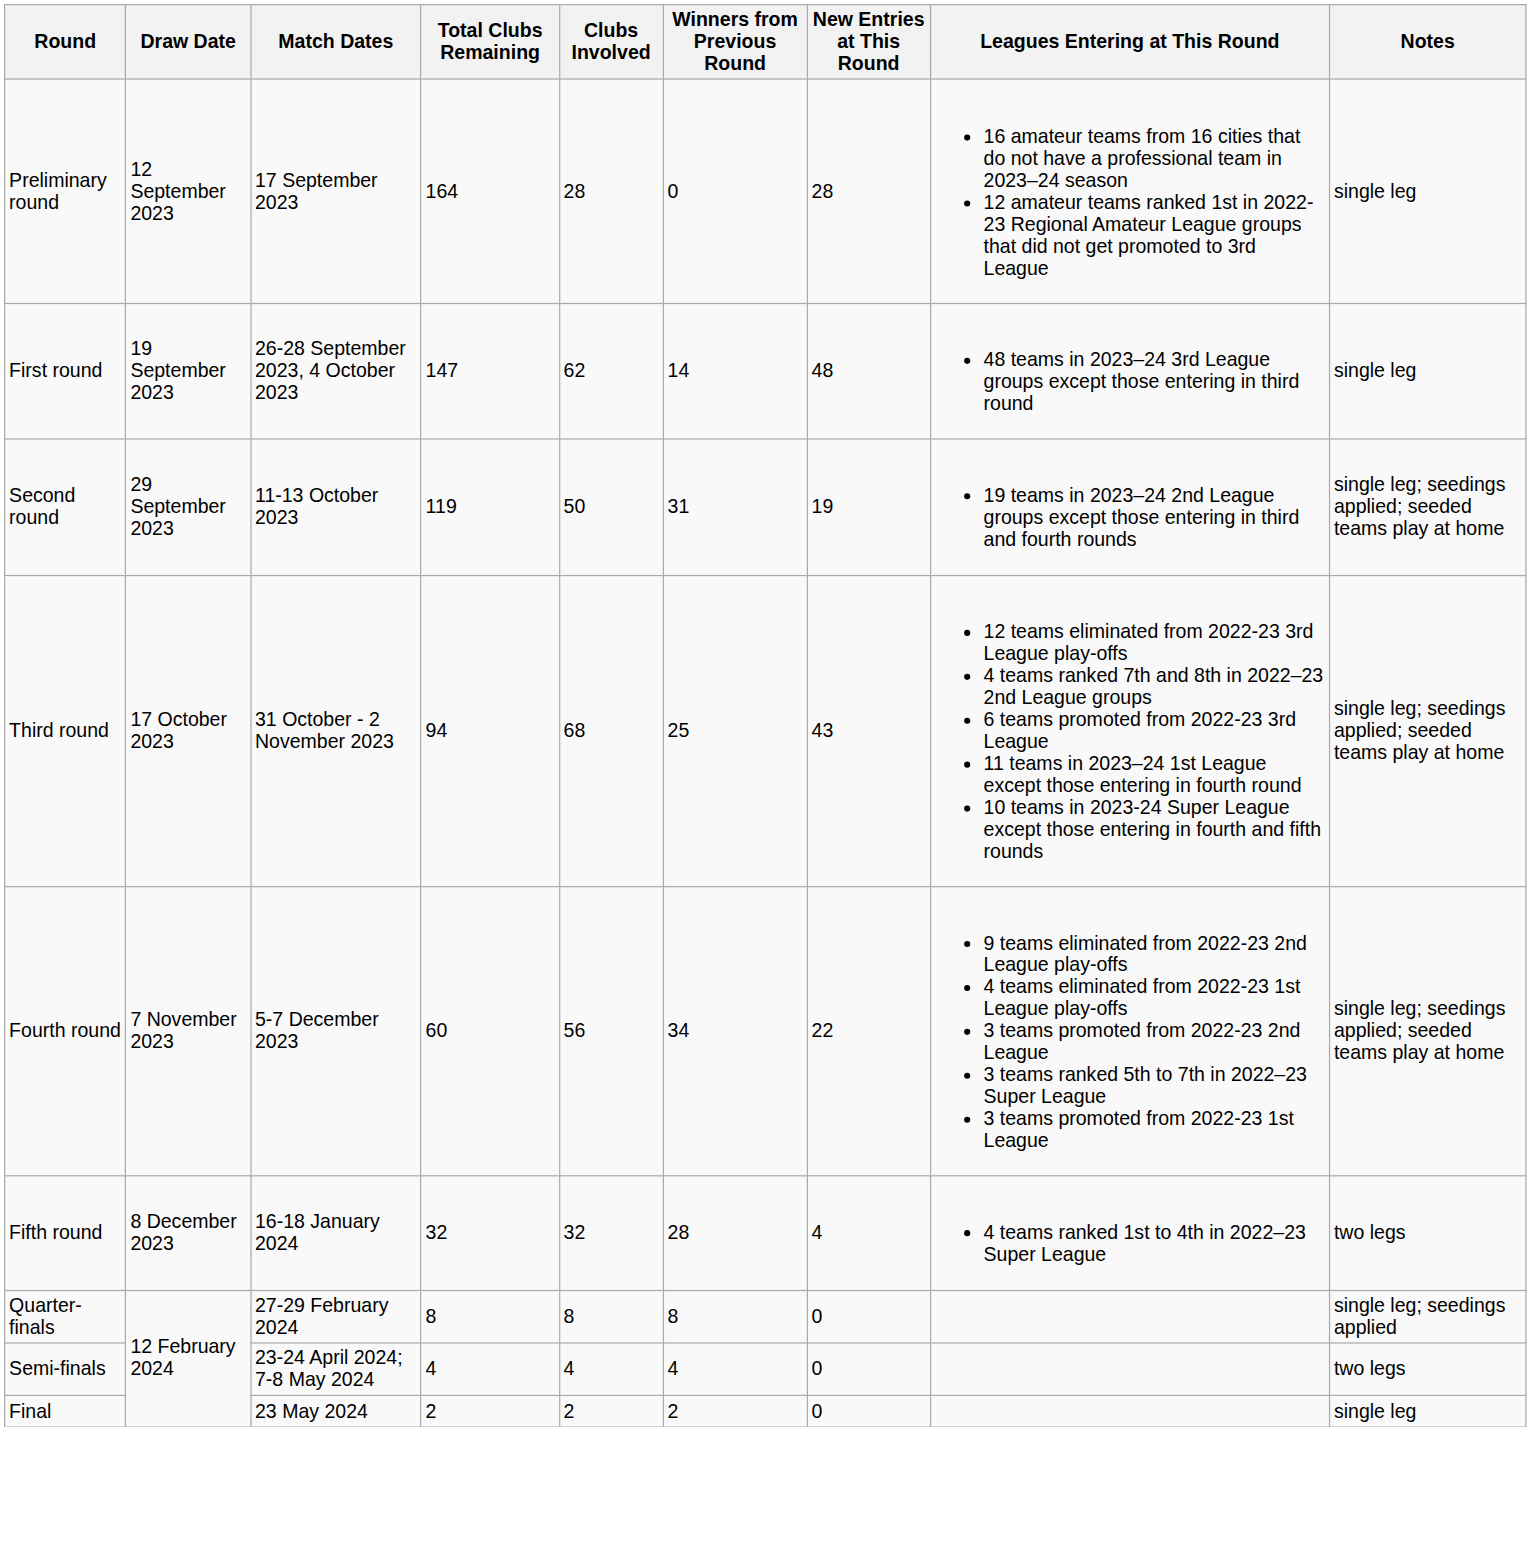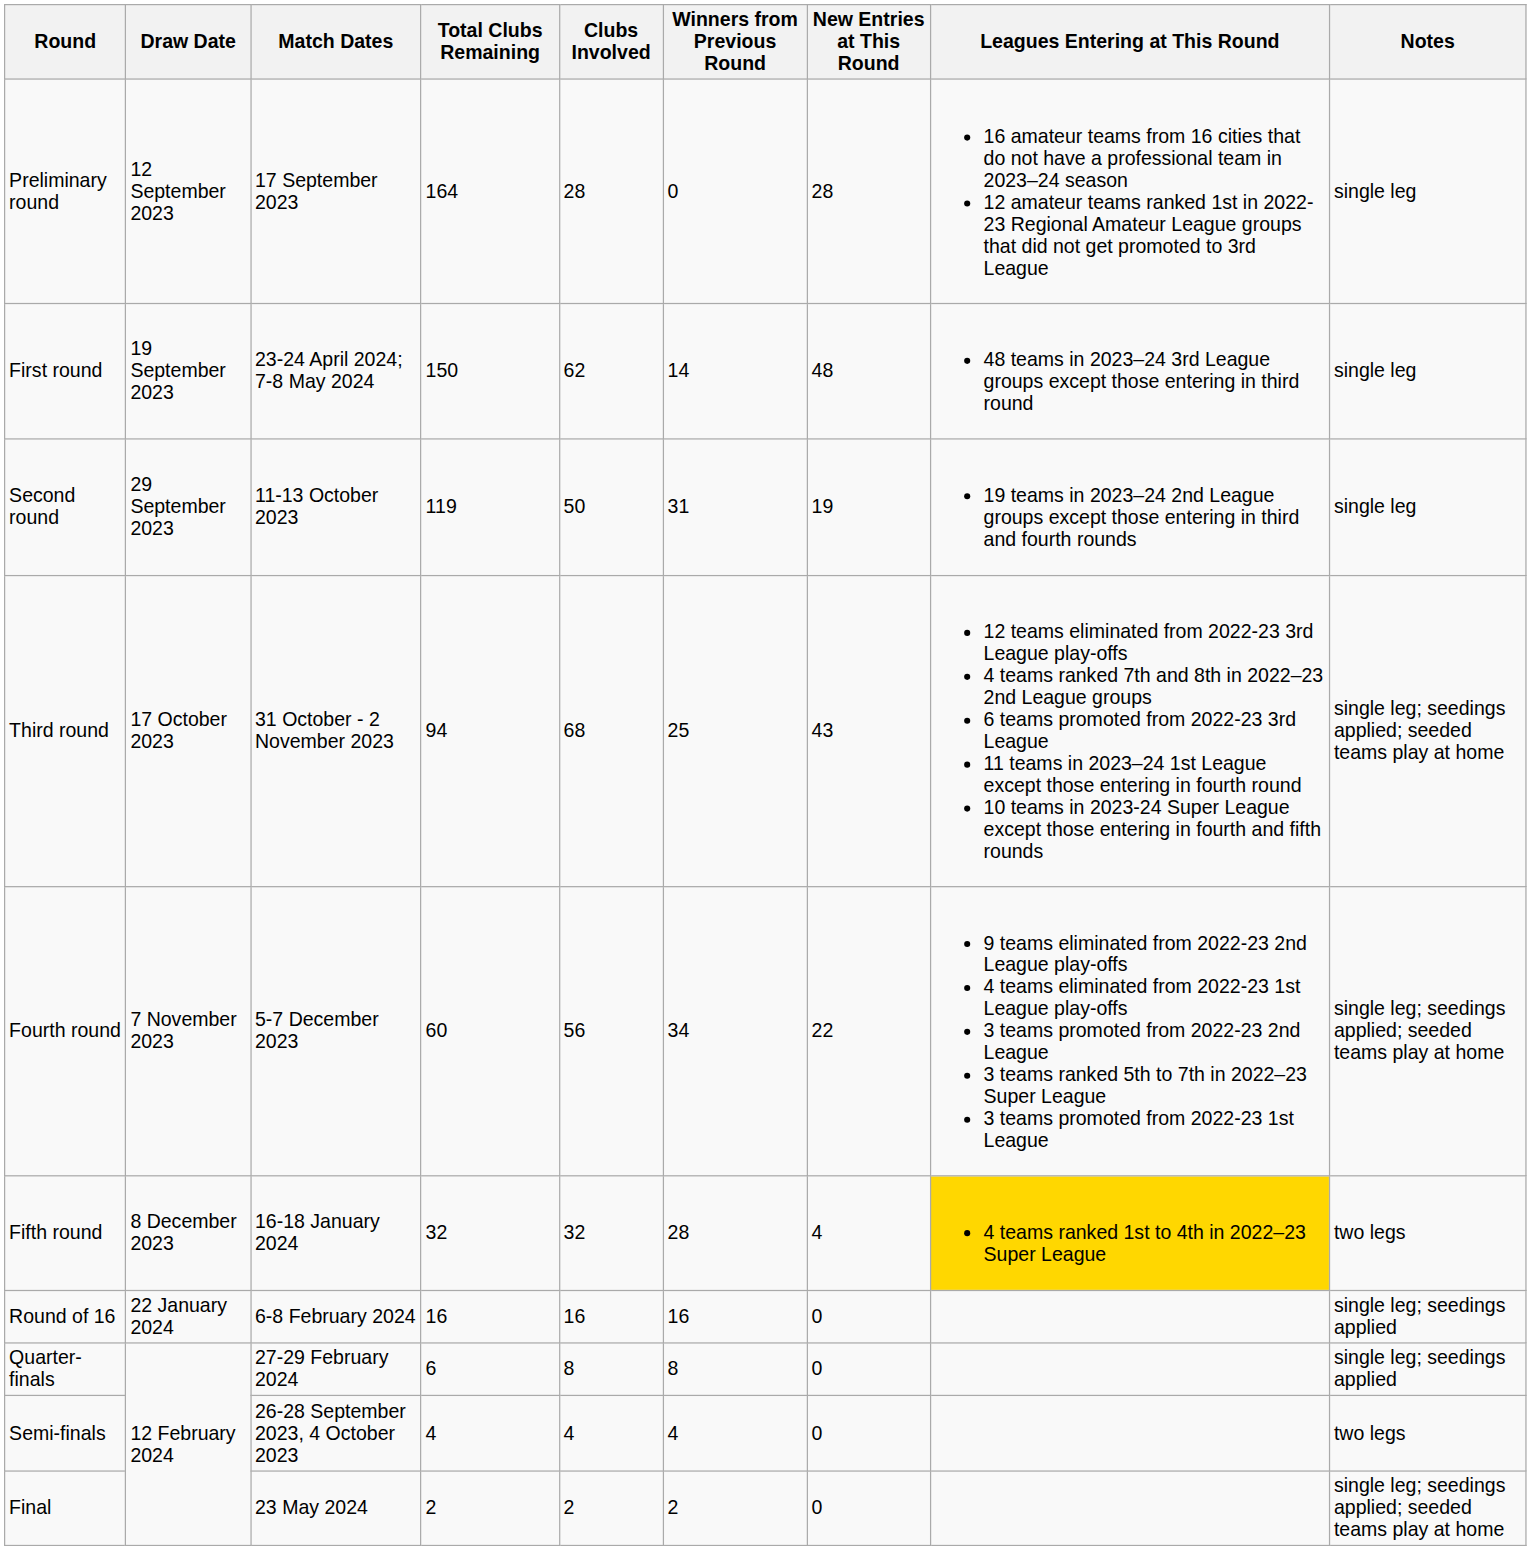(330, 371) 26-28 September 2023, 4 October 2023 -> (329, 371) 23-24 April 2024; 7-8 May 2024
(442, 371) 147 -> (442, 371) 150
(1420, 506) single leg; seedings applied; seeded teams play at home -> (1375, 506) single leg
(1130, 1244) no background -> (1130, 1244) gold background
+ row: (62, 1316)
(431, 1316) 8 -> (431, 1369) 6
(329, 1369) 23-24 April 2024; 7-8 May 2024 -> (330, 1433) 26-28 September 2023, 4 October 2023
(1375, 1411) single leg -> (1420, 1508) single leg; seedings applied; seeded teams play at home
